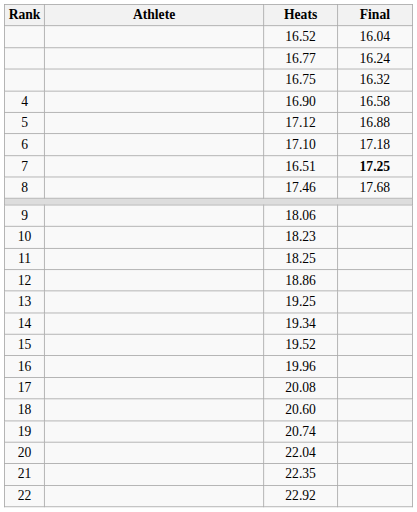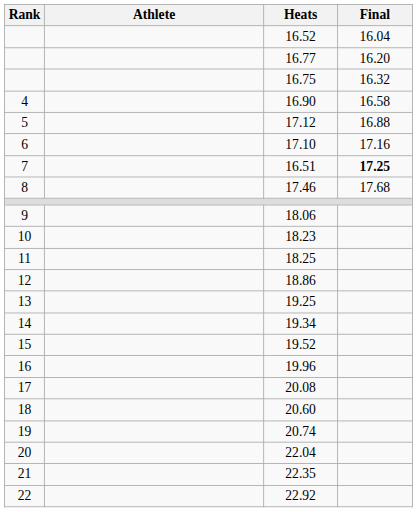(375, 58) 16.24 -> (375, 58) 16.20
(375, 144) 17.18 -> (375, 144) 17.16
